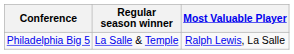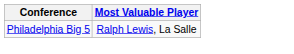- column: (137, 18)
